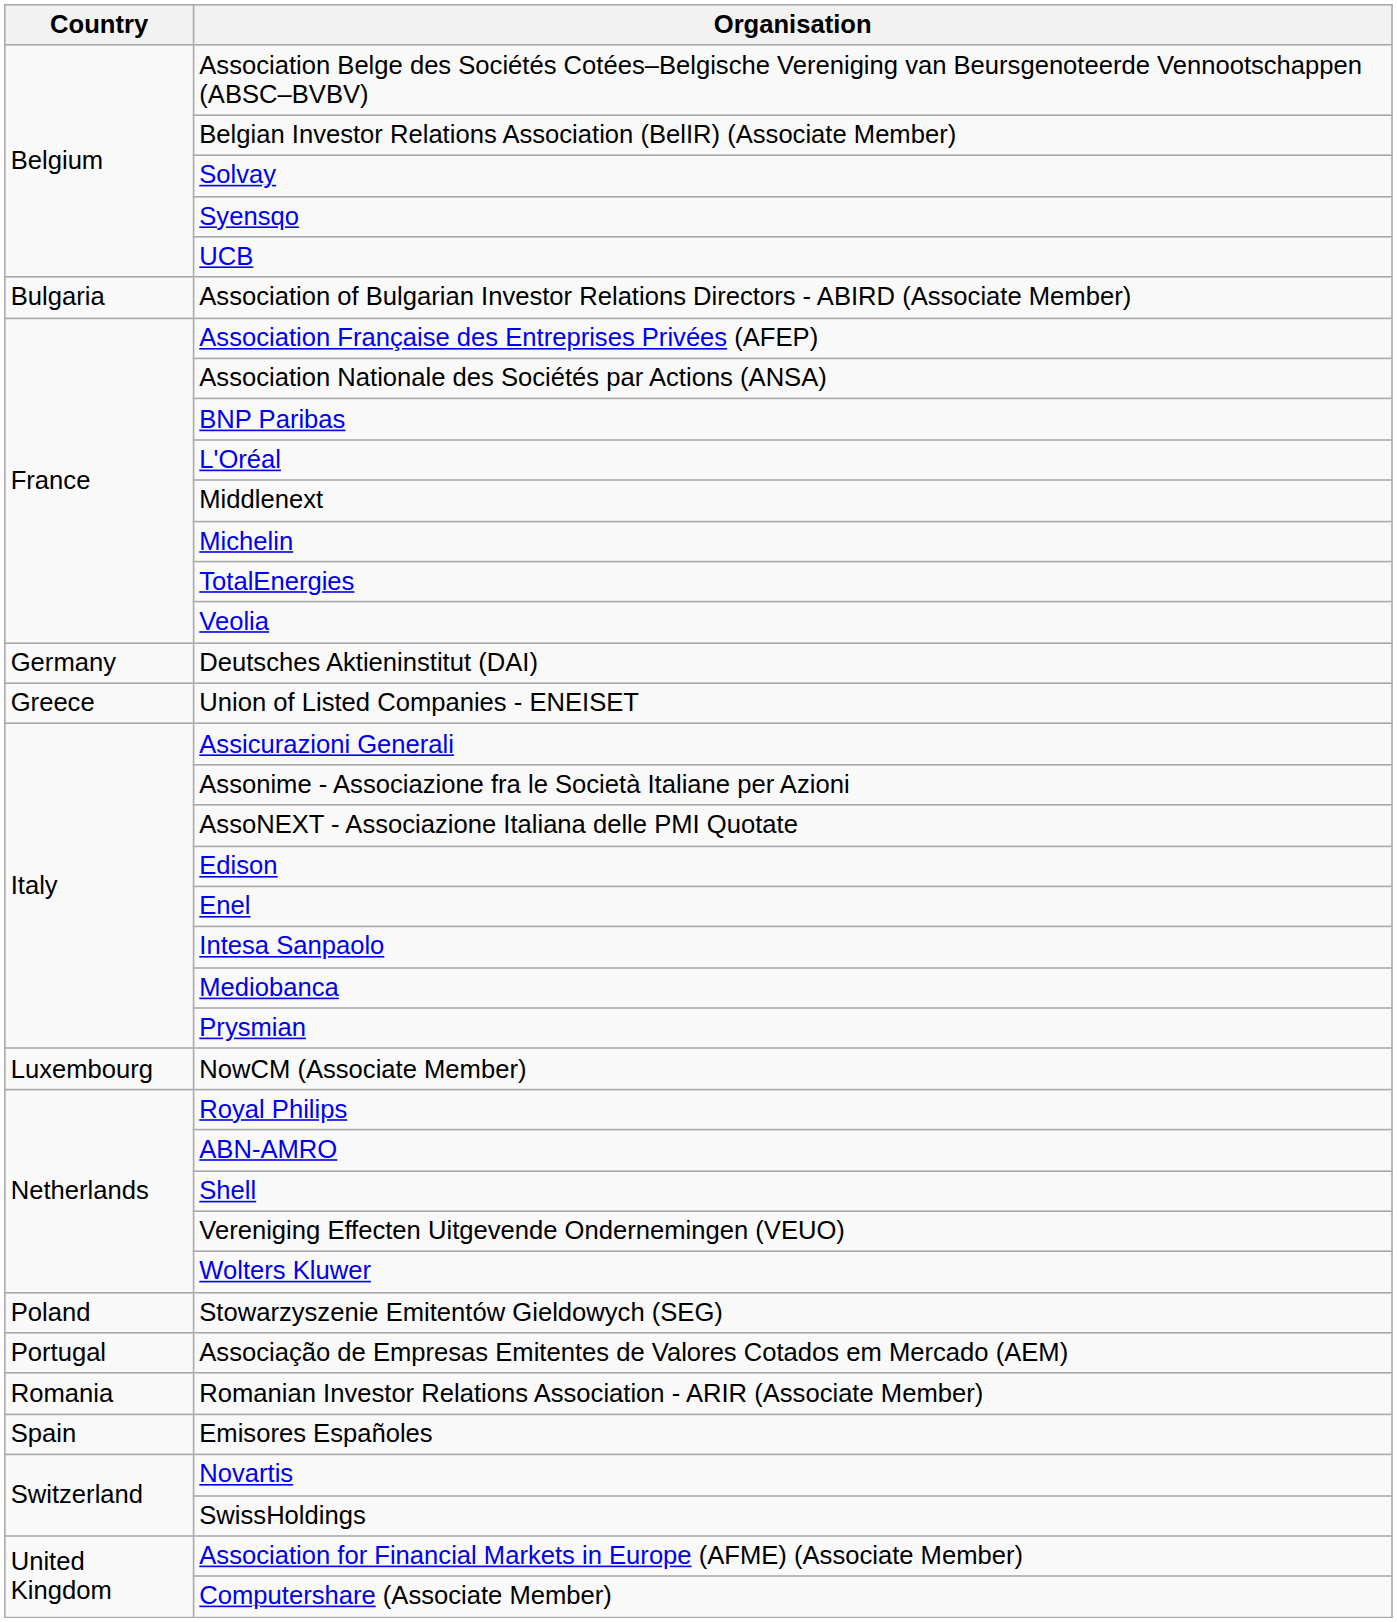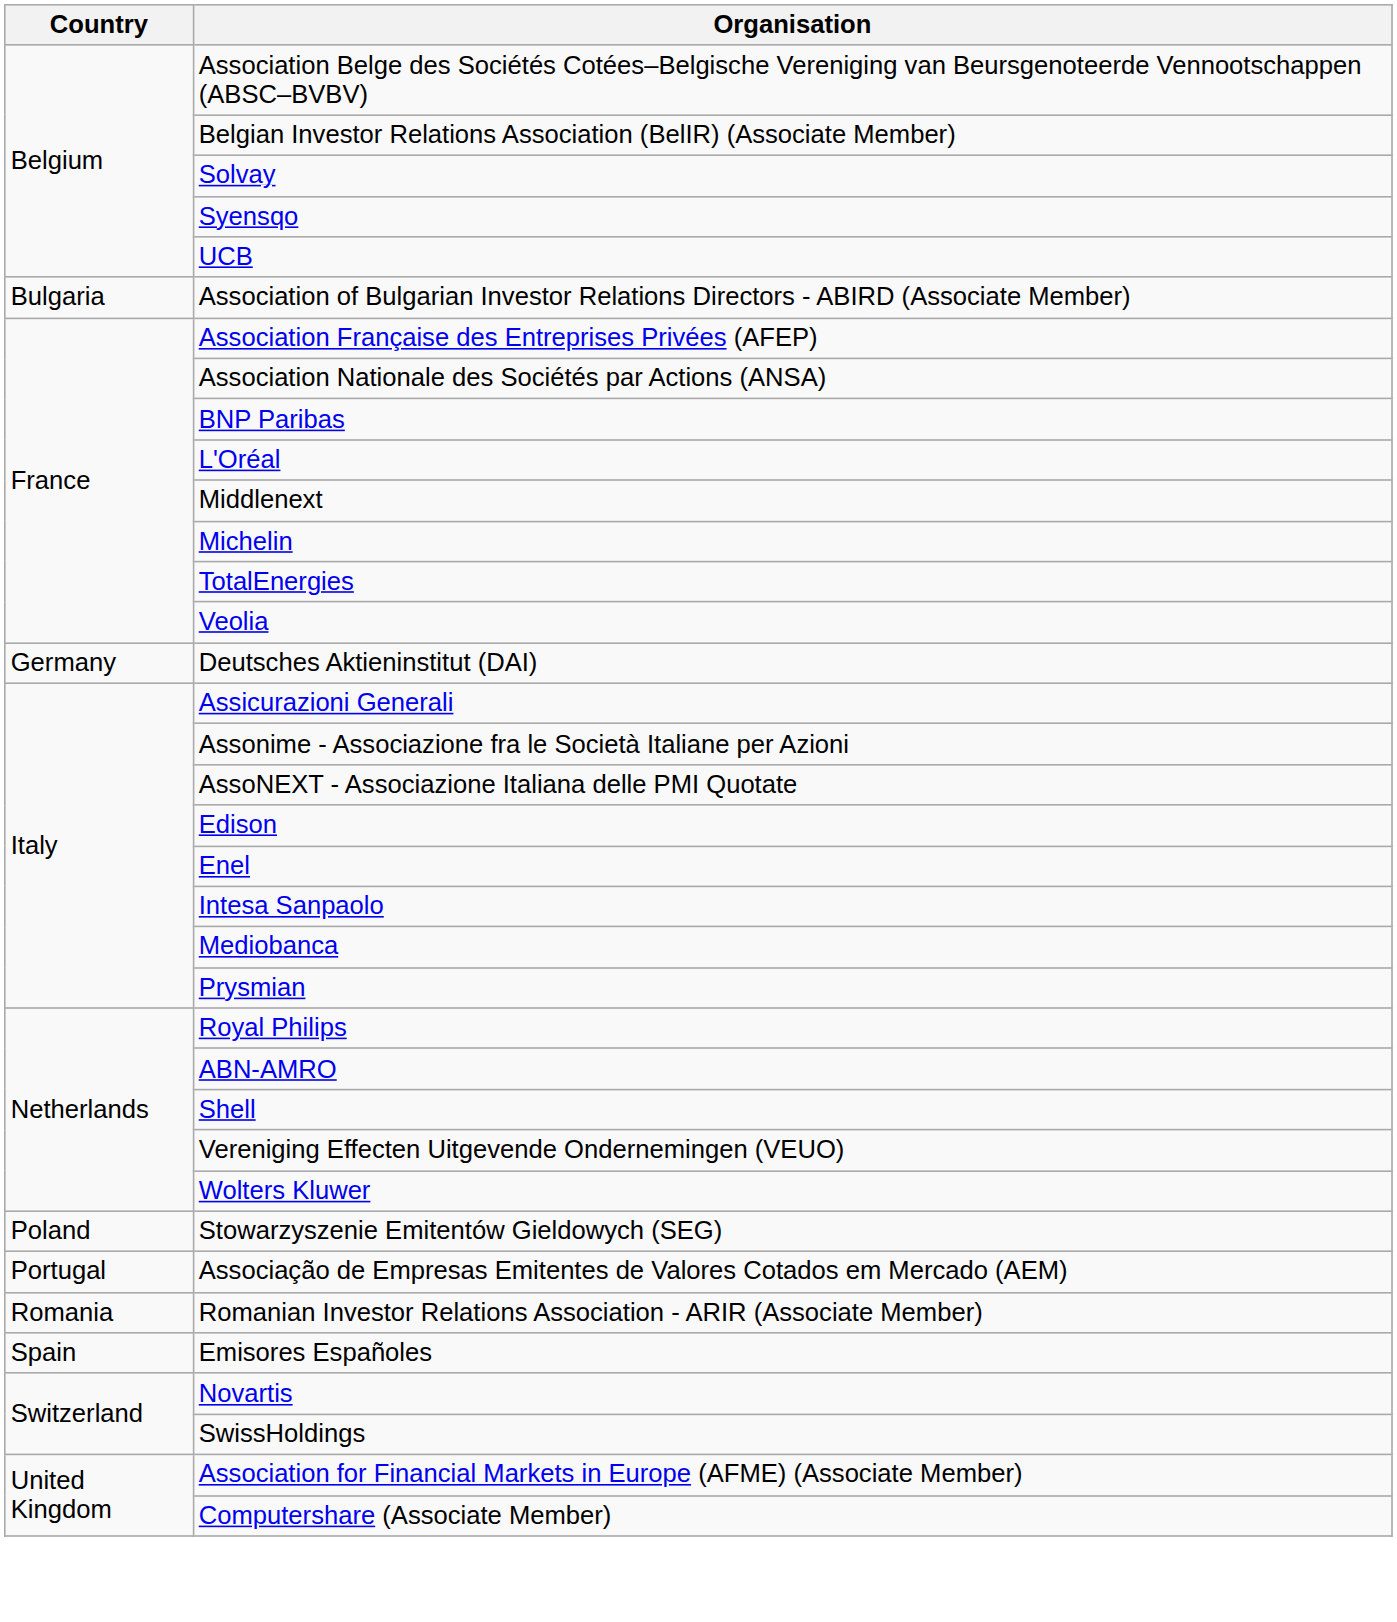- row: (419, 703)
- row: (363, 1068)
